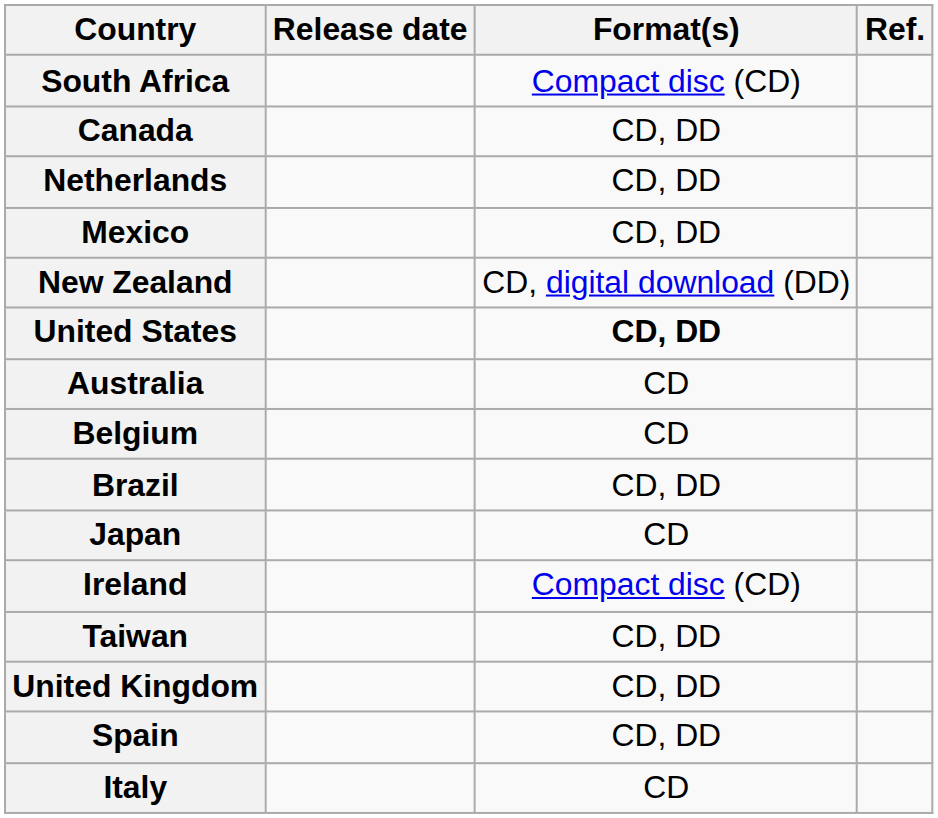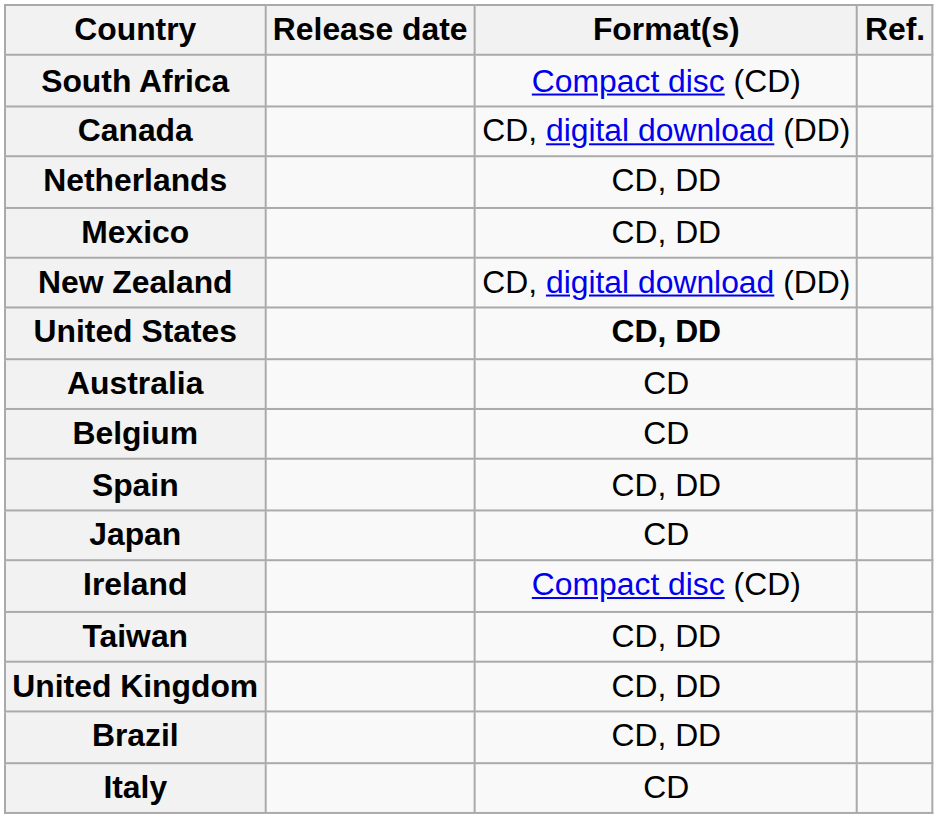(666, 130) CD, DD -> (666, 130) CD, digital download (DD)
rows swapped: (135, 484) <-> (135, 736)
